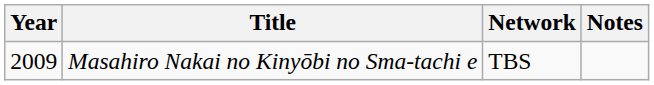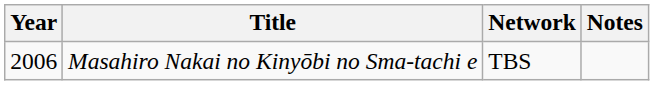(34, 60) 2009 -> (34, 60) 2006
